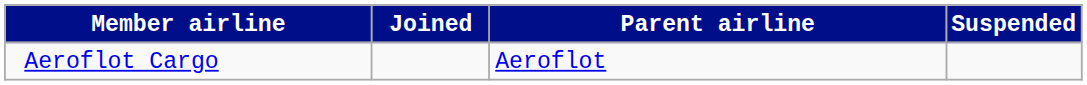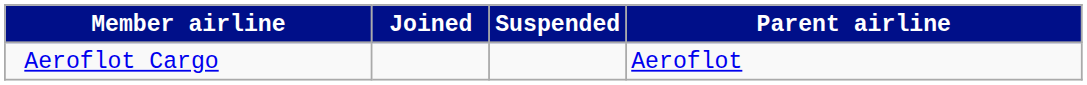columns swapped: (1014, 24) <-> (718, 24)
